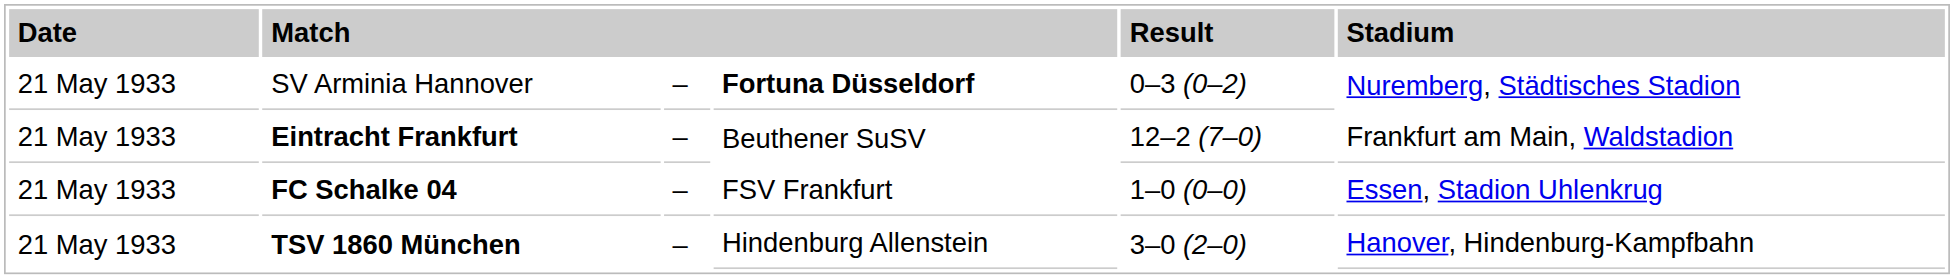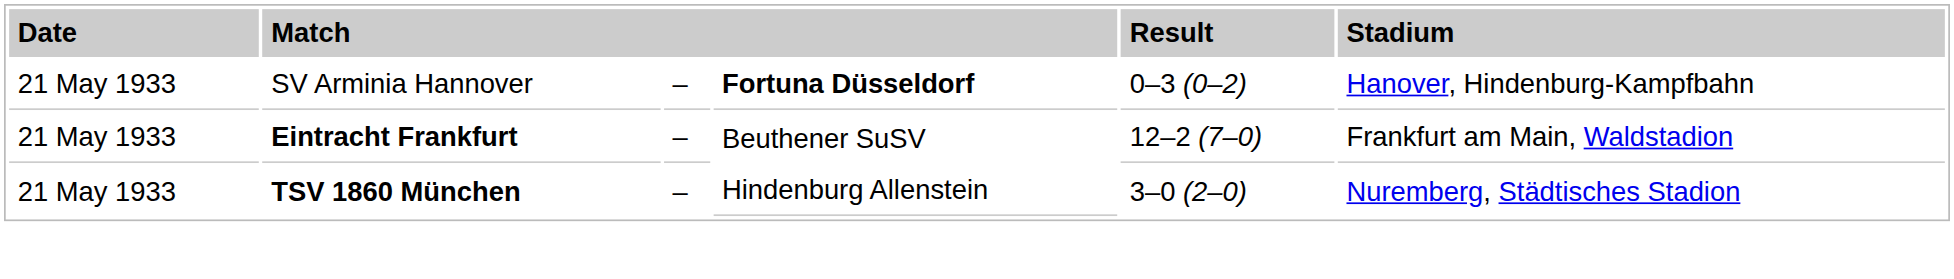(1543, 84) Nuremberg, Städtisches Stadion -> (1550, 84) Hanover, Hindenburg-Kampfbahn
- row: (364, 190)
(1550, 243) Hanover, Hindenburg-Kampfbahn -> (1543, 190) Nuremberg, Städtisches Stadion
